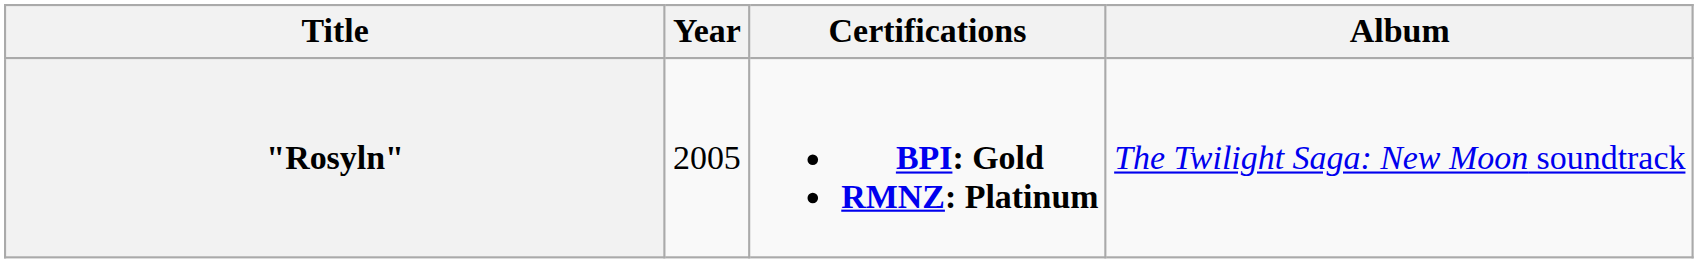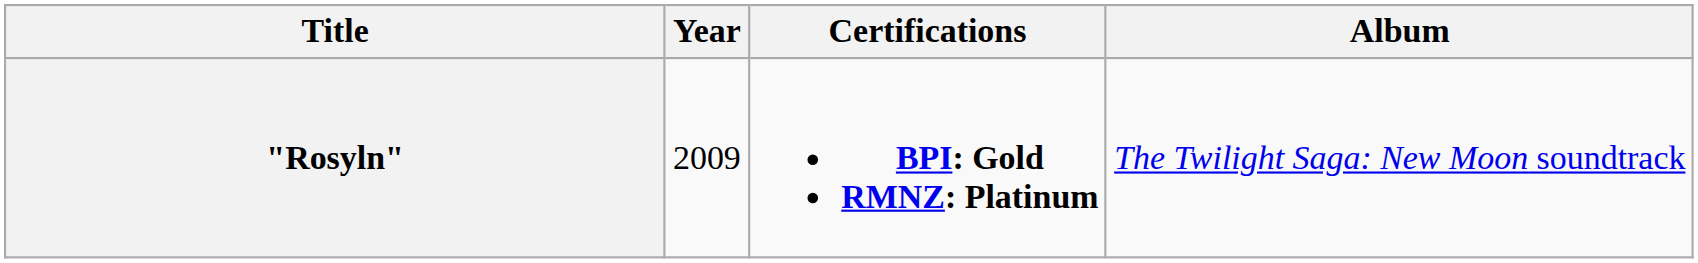(707, 157) 2005 -> (707, 157) 2009
